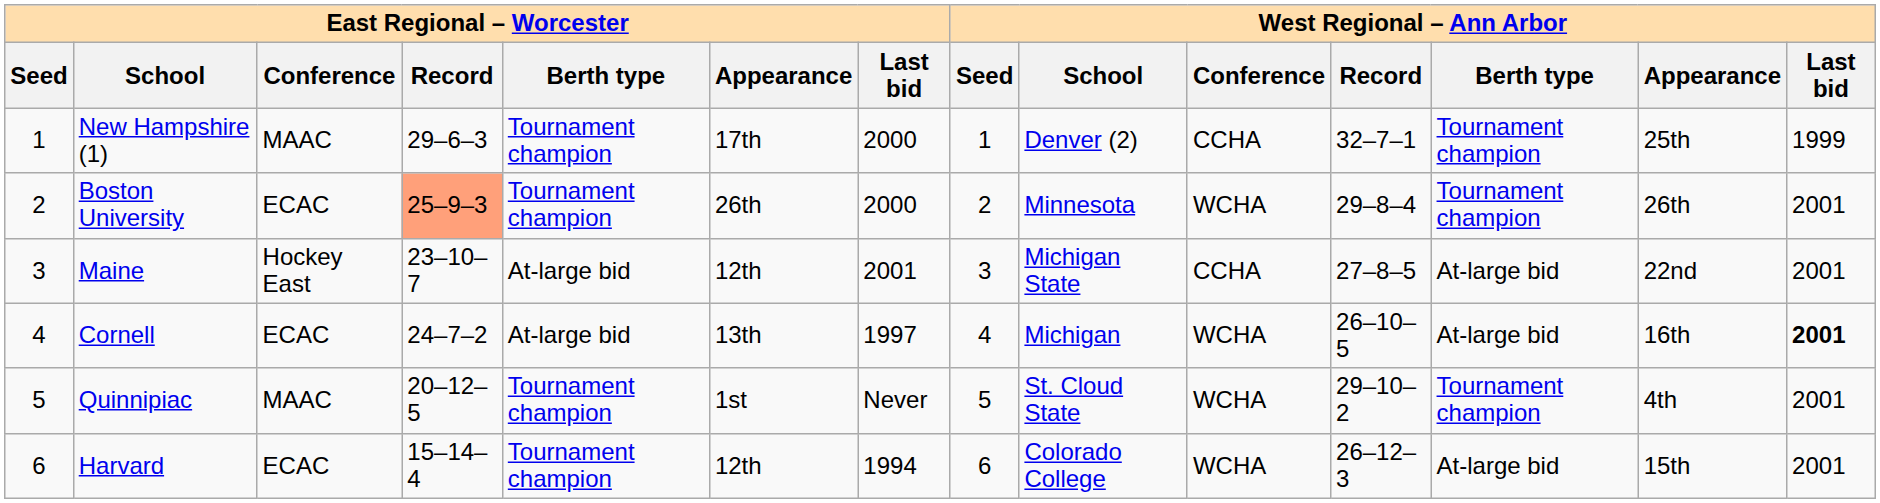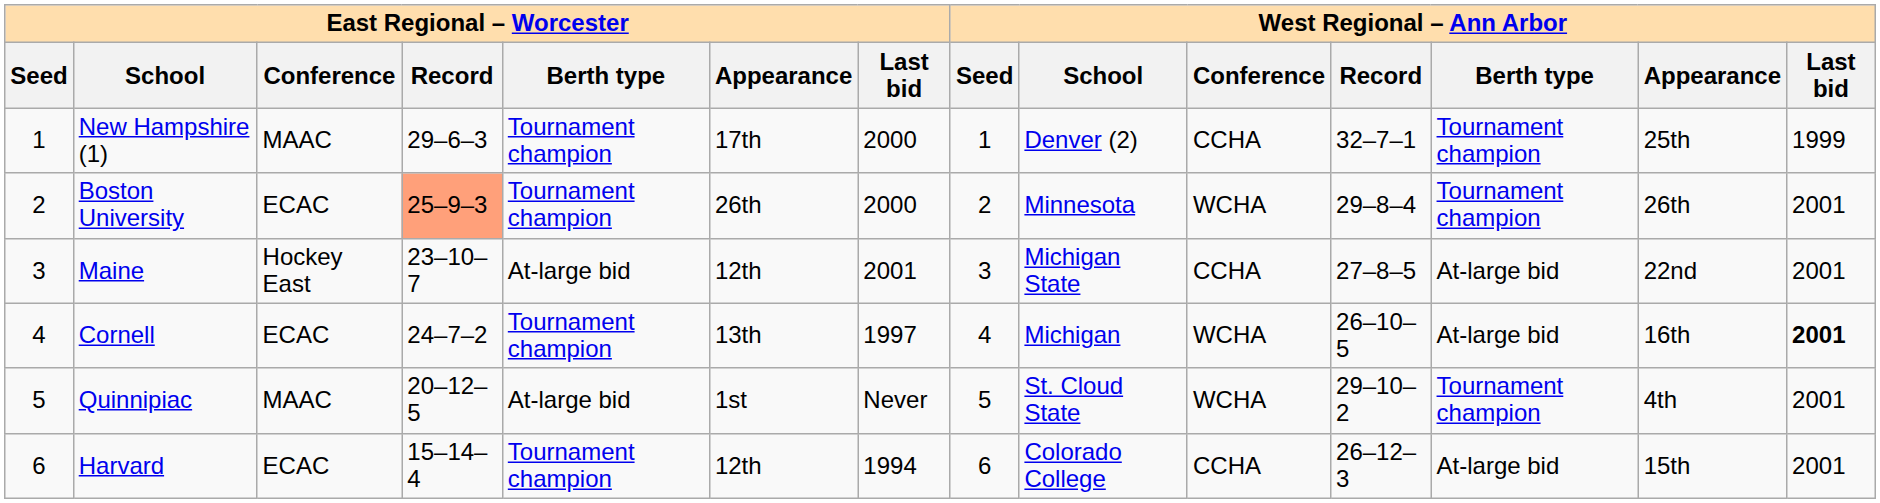(569, 335) At-large bid -> (571, 335) Tournament champion
(571, 400) Tournament champion -> (569, 400) At-large bid
(1230, 465) WCHA -> (1227, 465) CCHA
